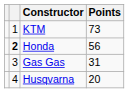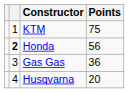(94, 29) 73 -> (94, 29) 75
(94, 63) 31 -> (94, 63) 36
